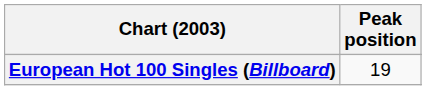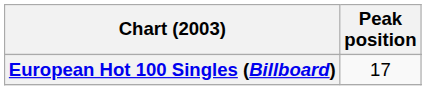(380, 69) 19 -> (380, 69) 17
